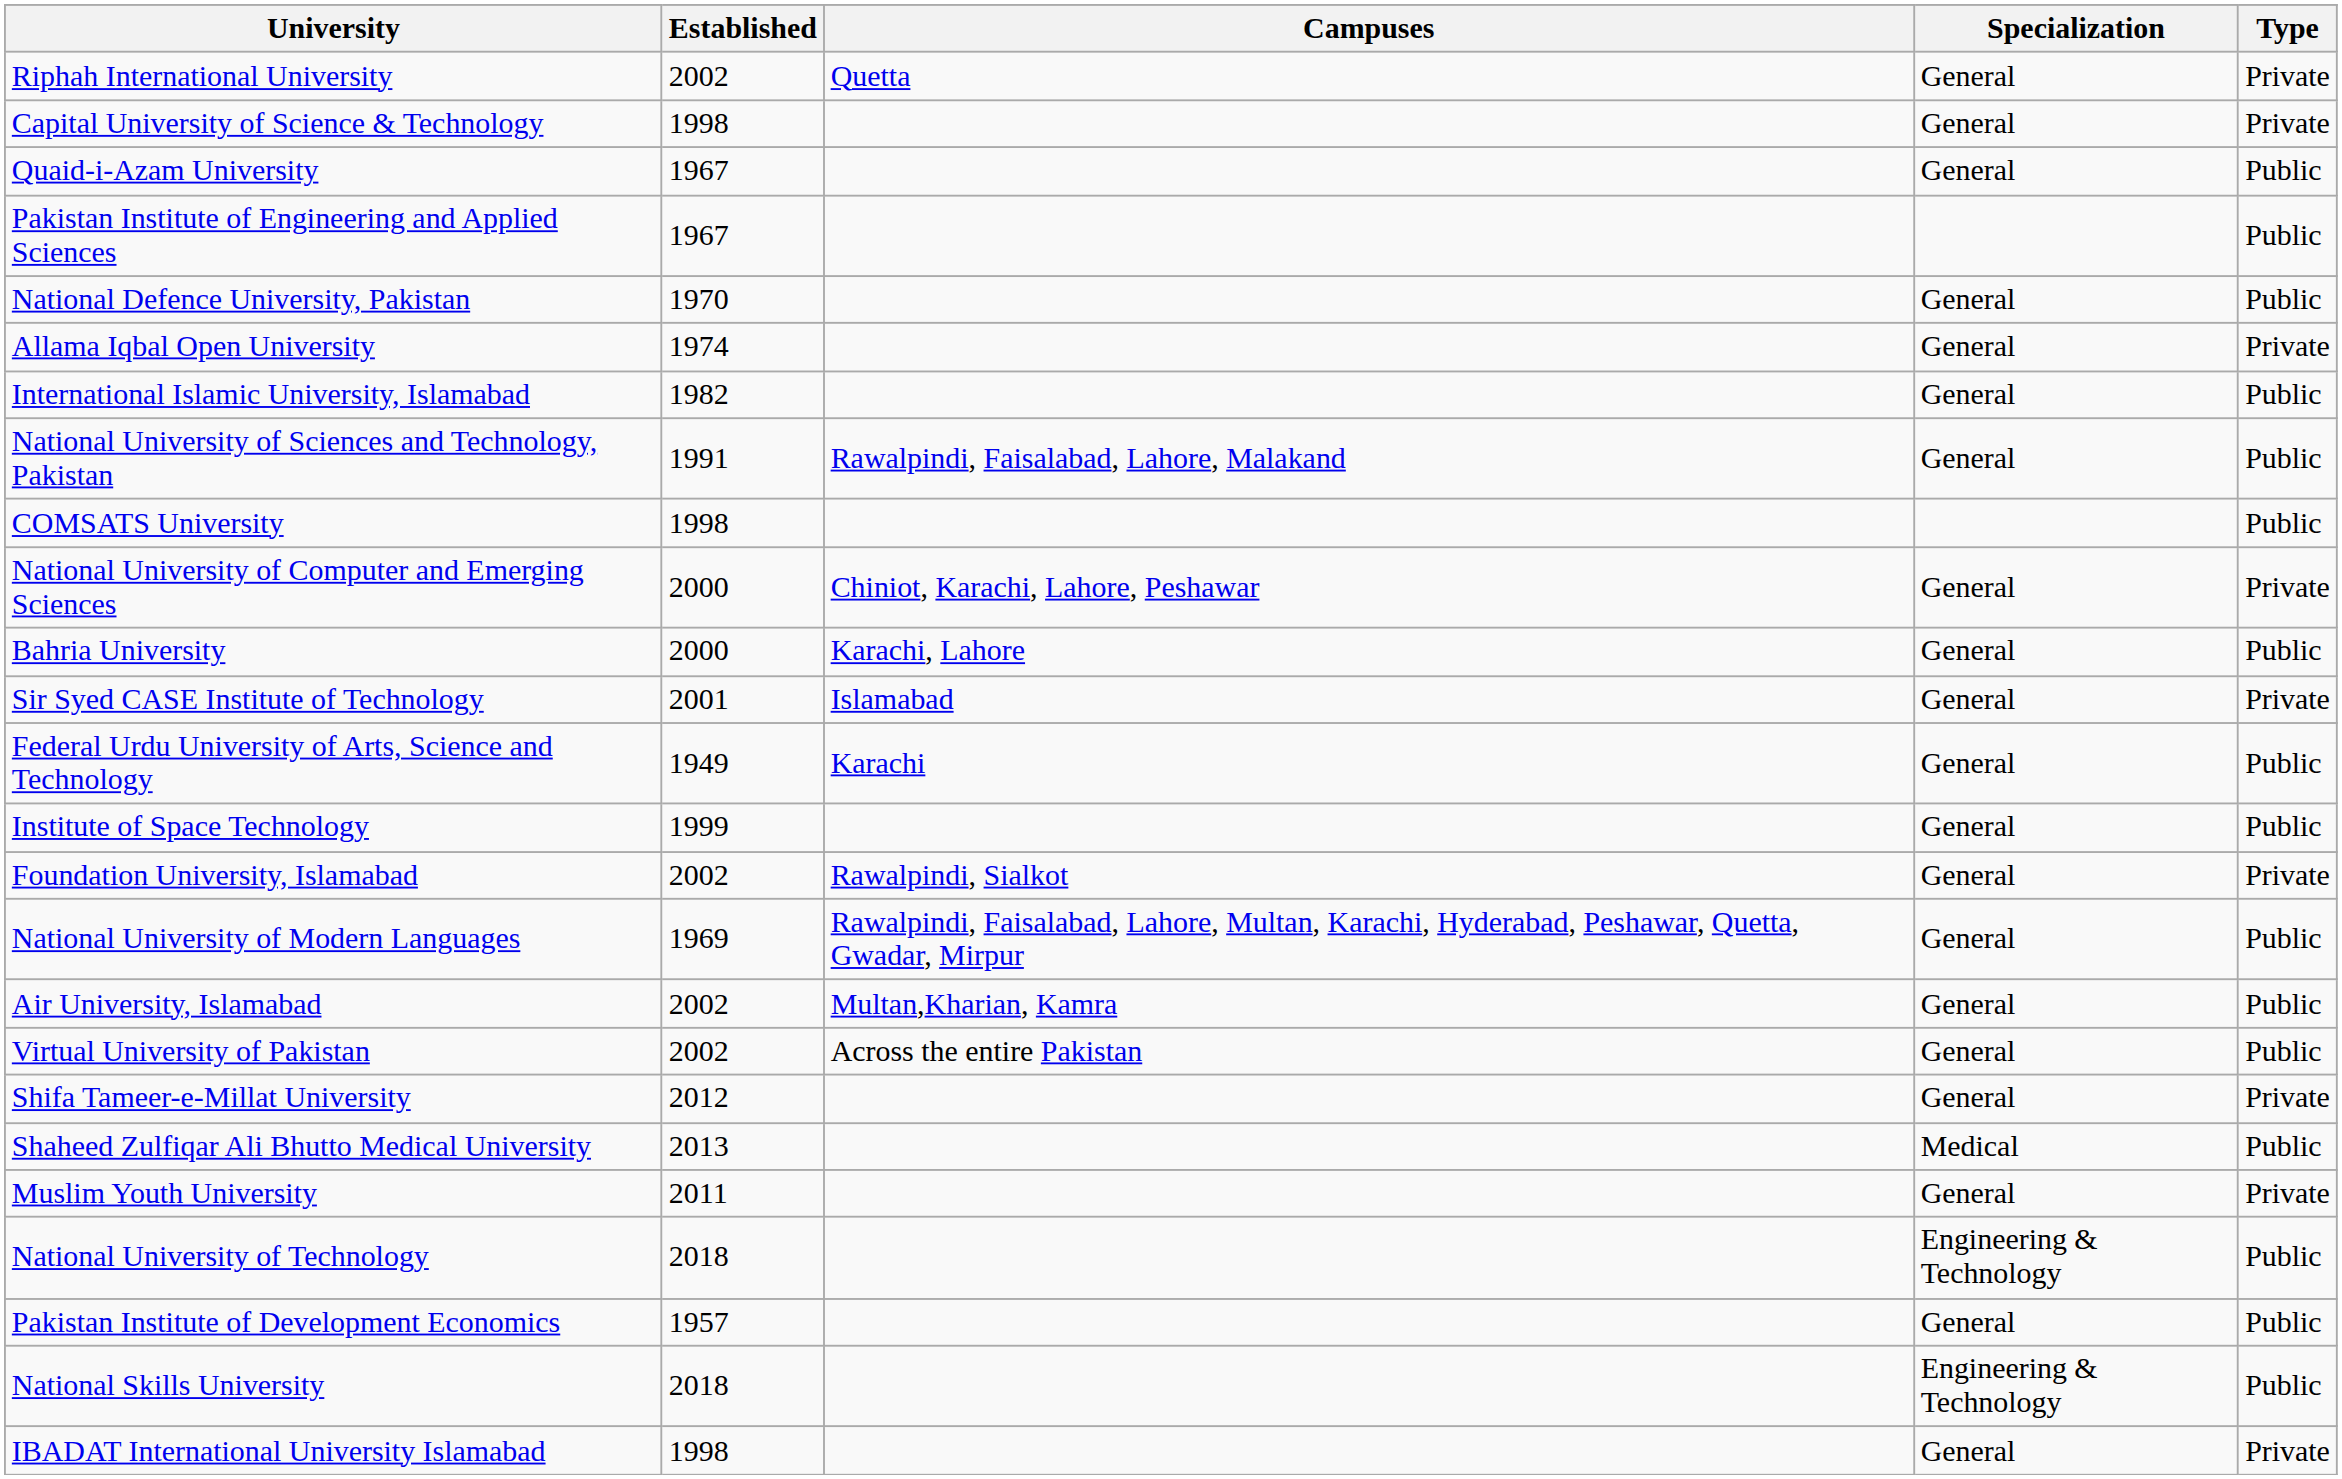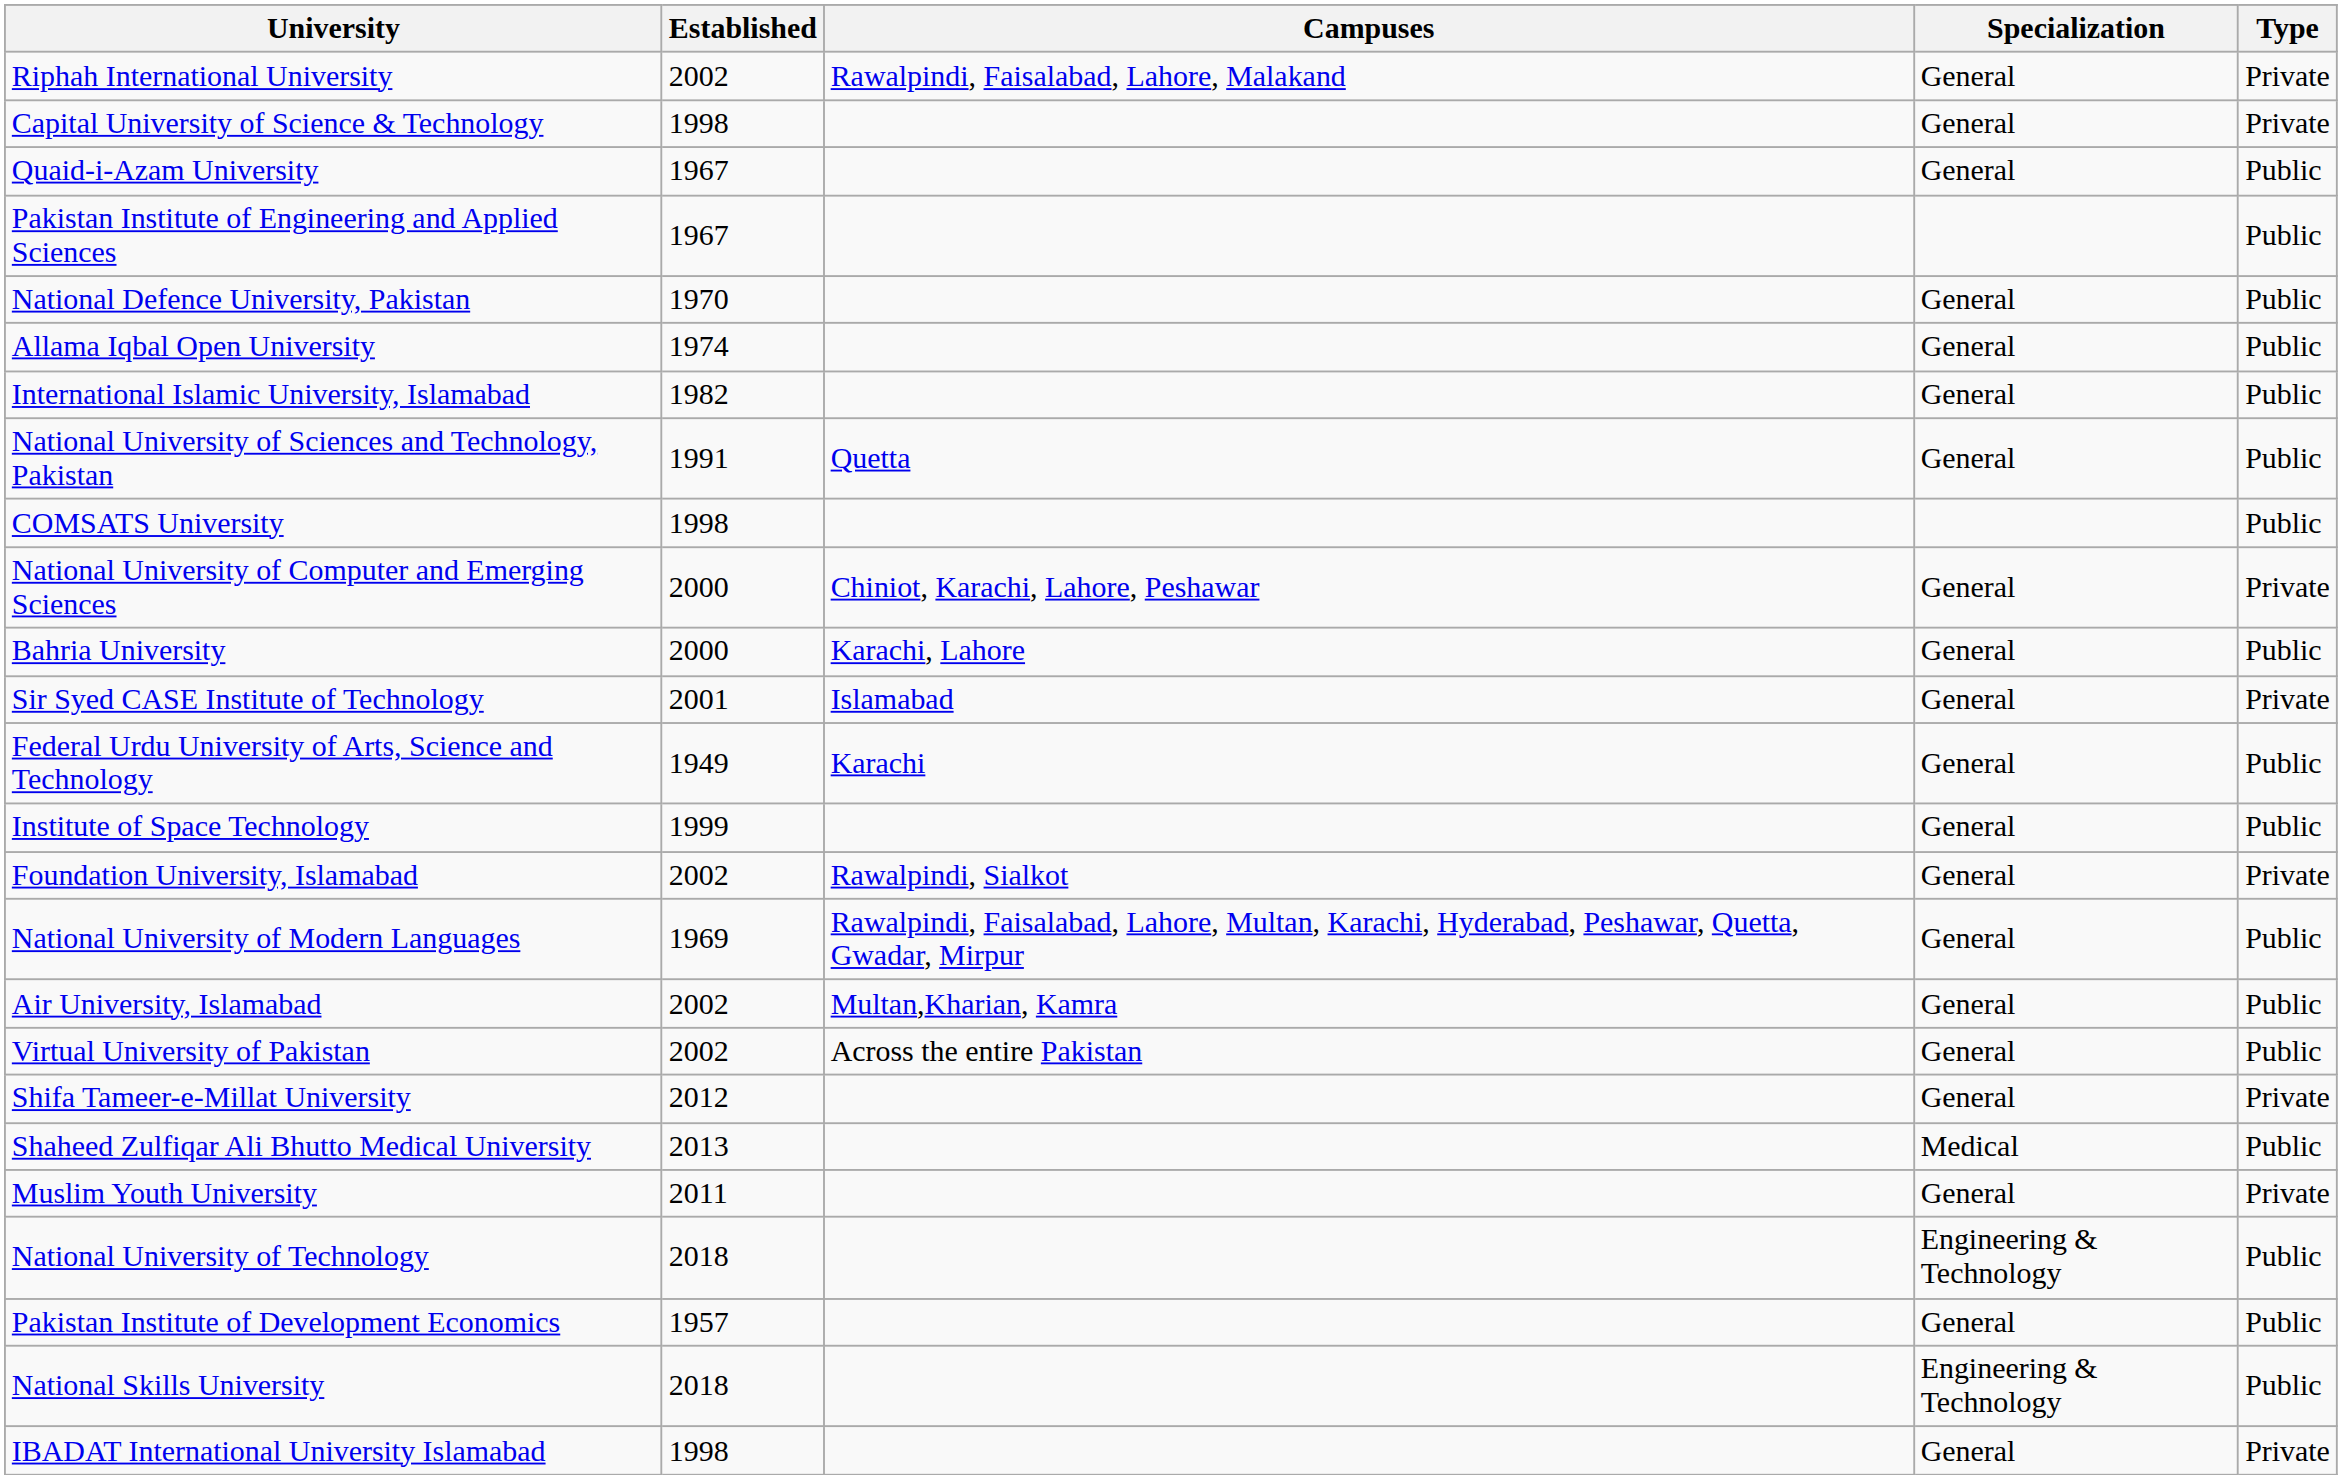(871, 75) Quetta -> (1088, 75) Rawalpindi, Faisalabad, Lahore, Malakand
(2288, 346) Private -> (2283, 346) Public
(1088, 458) Rawalpindi, Faisalabad, Lahore, Malakand -> (871, 458) Quetta
